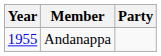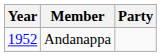(23, 39) 1955 -> (23, 39) 1952
